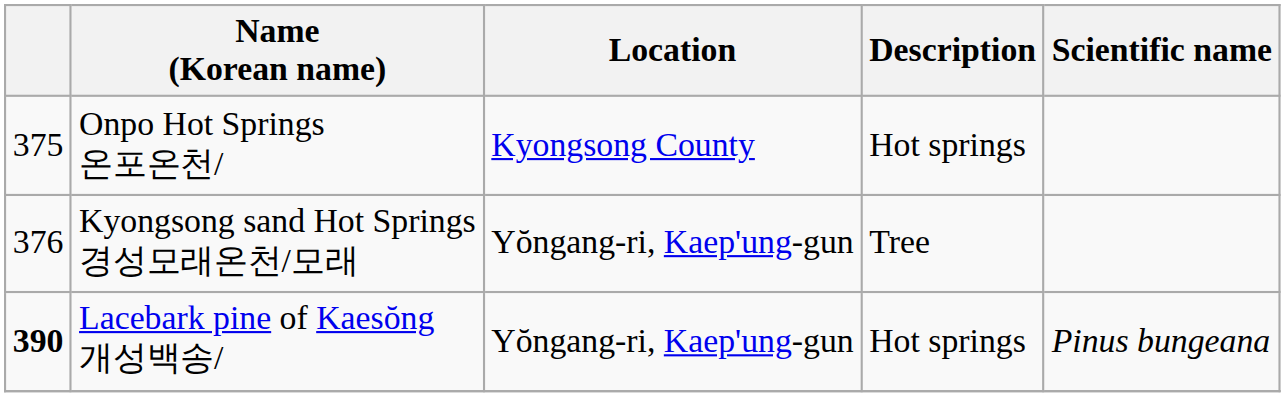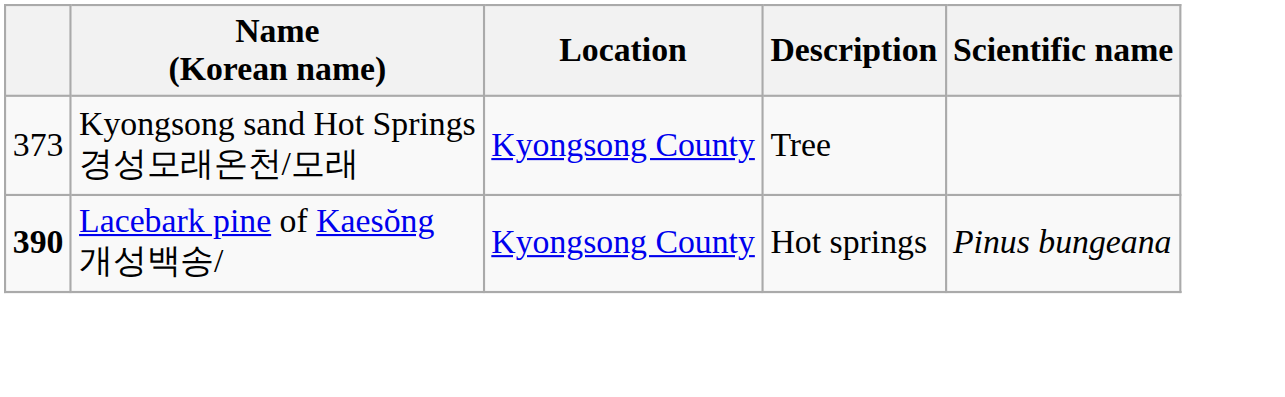- row: (202, 142)
(38, 242) 376 -> (38, 144) 373
(672, 242) Yŏngang-ri, Kaep'ung-gun -> (623, 144) Kyongsong County
(672, 340) Yŏngang-ri, Kaep'ung-gun -> (623, 242) Kyongsong County
